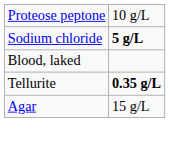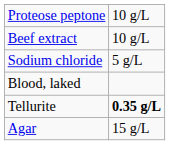+ row: (42, 38)
(128, 38) bold -> (127, 60) normal
